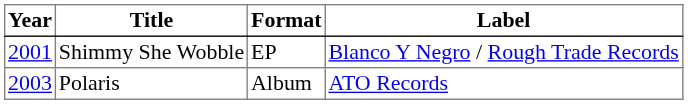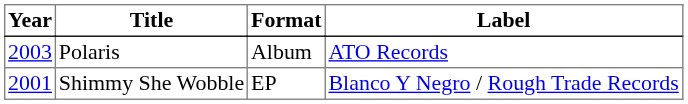rows swapped: (89, 83) <-> (151, 51)
